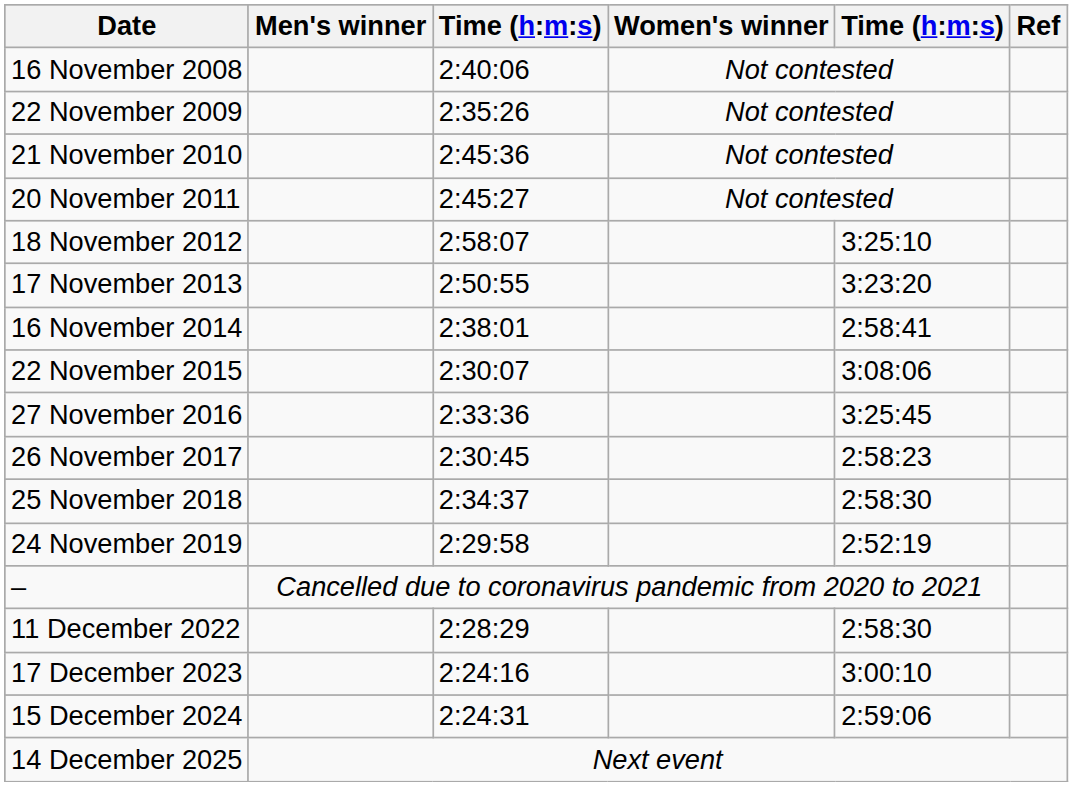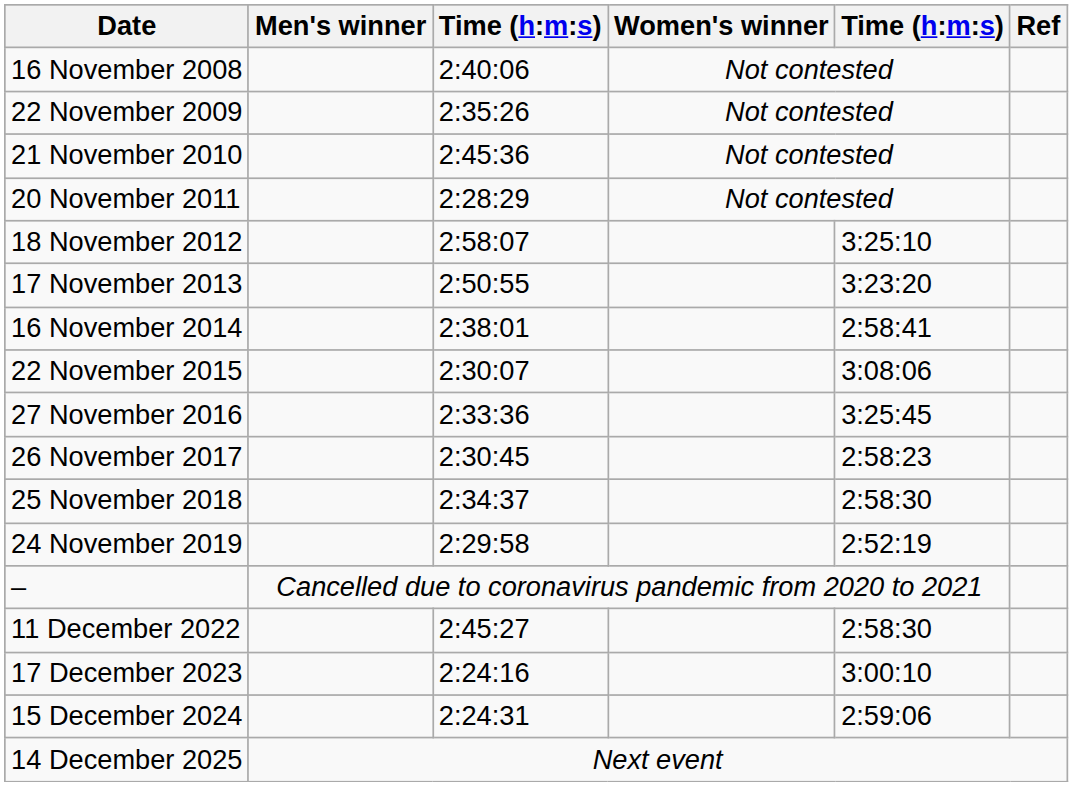(484, 198) 2:45:27 -> (484, 198) 2:28:29
(484, 629) 2:28:29 -> (484, 629) 2:45:27
